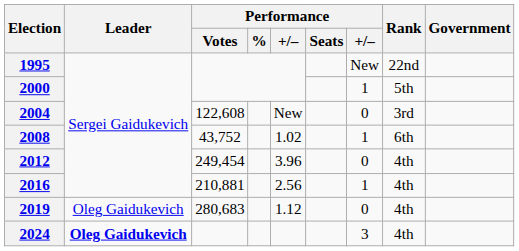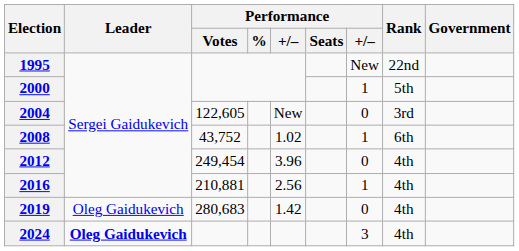(220, 112) 122,608 -> (220, 112) 122,605
(288, 209) 1.12 -> (288, 209) 1.42
